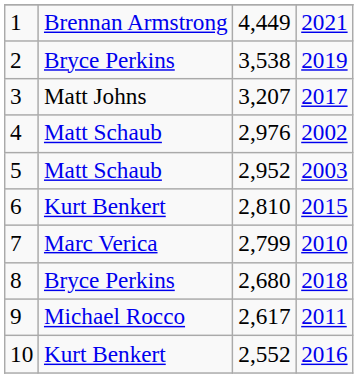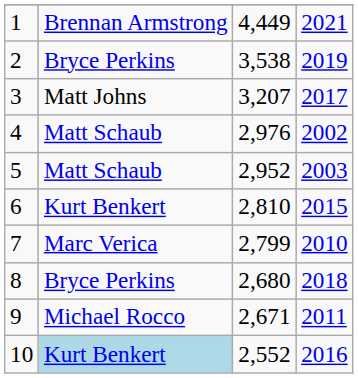(264, 317) 2,617 -> (264, 317) 2,671
(105, 354) no background -> (105, 354) lightblue background
